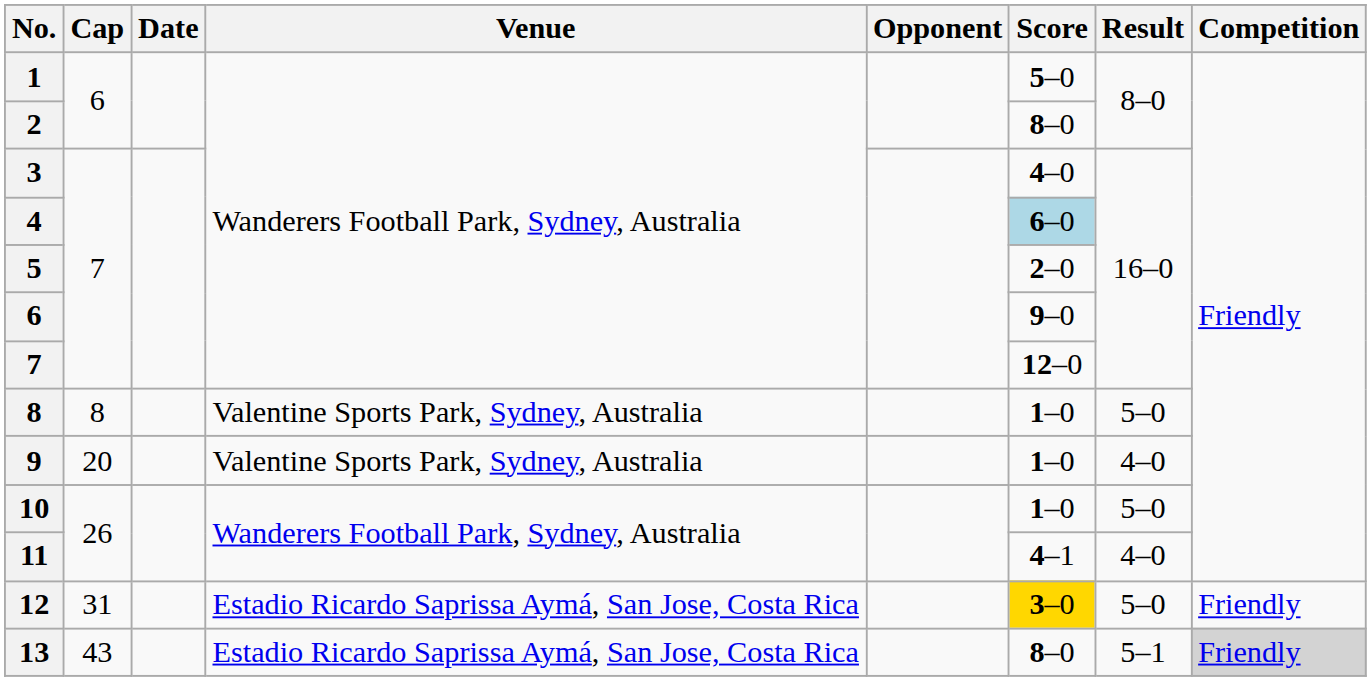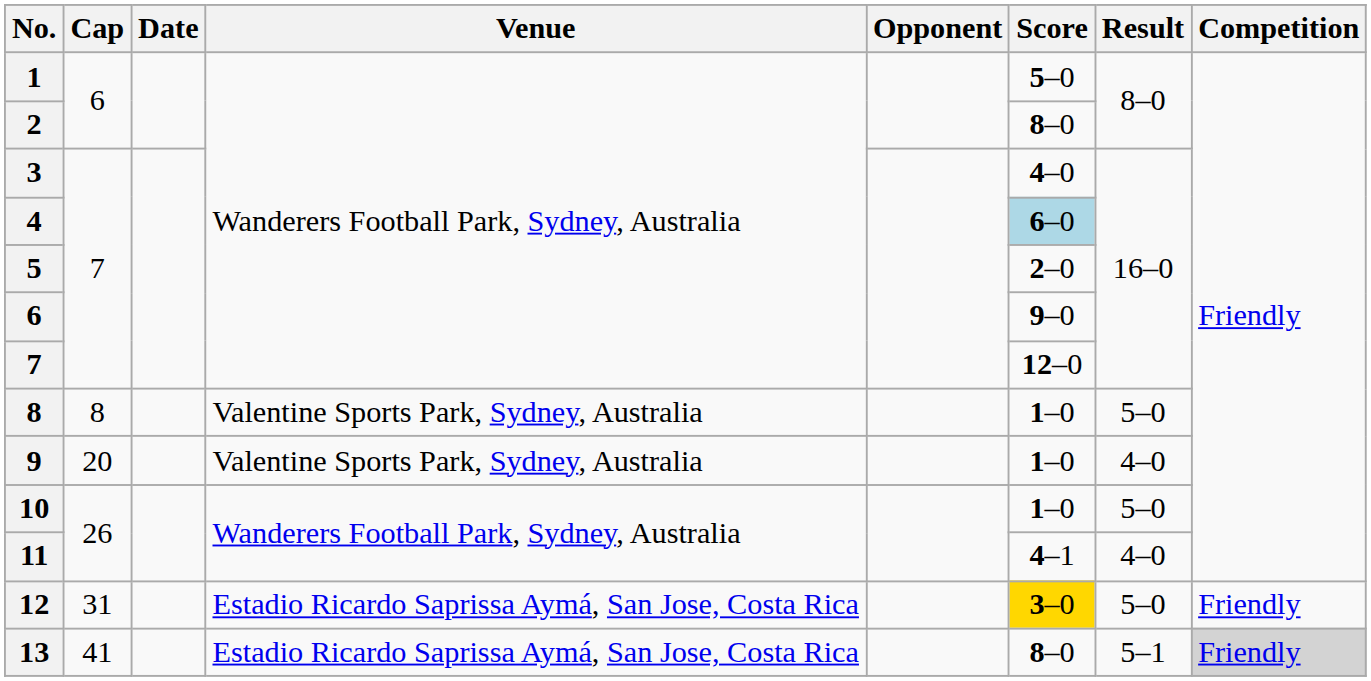(97, 651) 43 -> (97, 651) 41
